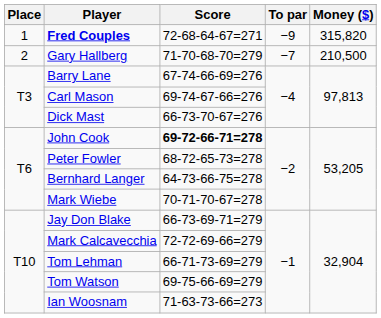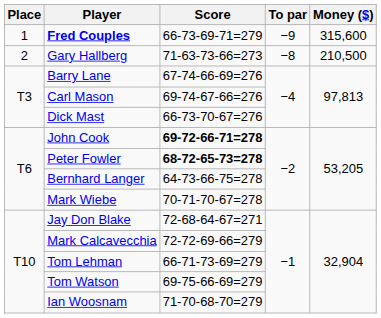(213, 35) 72-68-64-67=271 -> (213, 35) 66-73-69-71=279
(343, 35) 315,820 -> (343, 35) 315,600
(213, 55) 71-70-68-70=279 -> (213, 55) 71-63-73-66=273
(288, 55) −7 -> (288, 55) −8
(213, 158) normal -> (213, 158) bold
(213, 220) 66-73-69-71=279 -> (213, 220) 72-68-64-67=271
(213, 302) 71-63-73-66=273 -> (213, 302) 71-70-68-70=279
